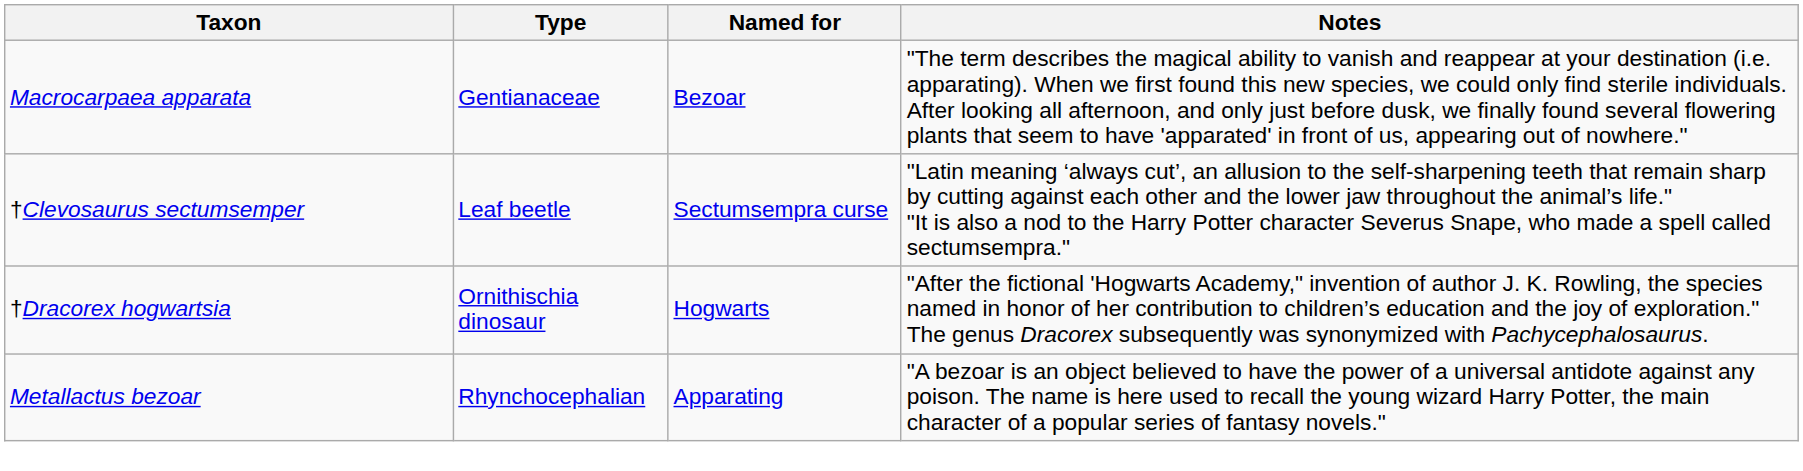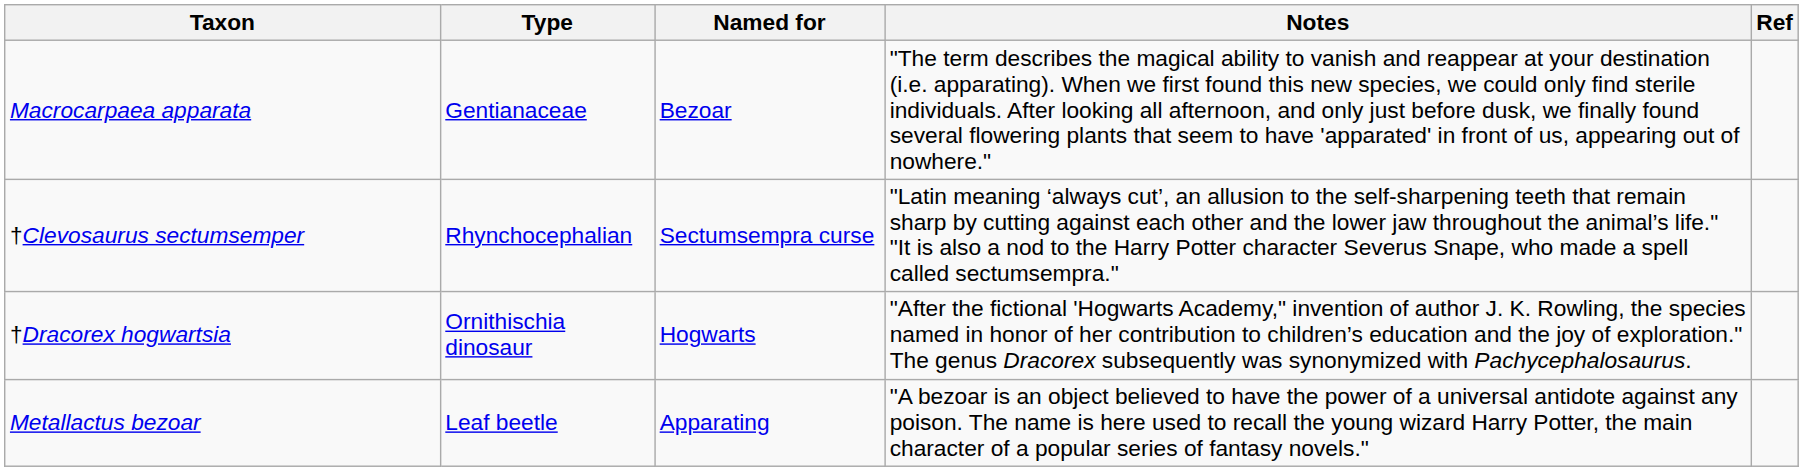+ column: (1775, 22)
(515, 209) Leaf beetle -> (539, 235) Rhynchocephalian
(552, 396) Rhynchocephalian -> (502, 422) Leaf beetle
